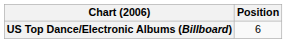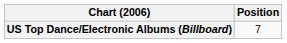(258, 30) 6 -> (258, 30) 7
